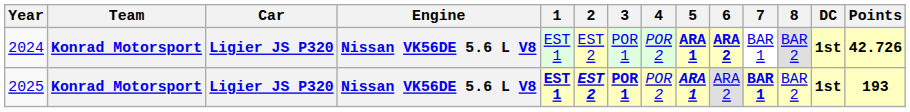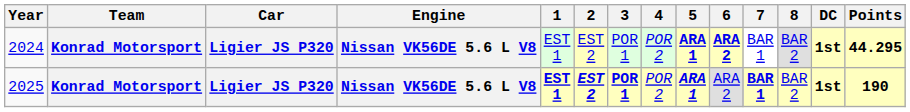(875, 48) 42.726 -> (875, 48) 44.295
(875, 87) 193 -> (875, 87) 190
